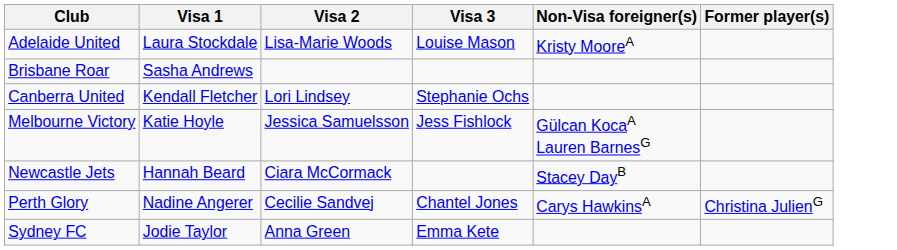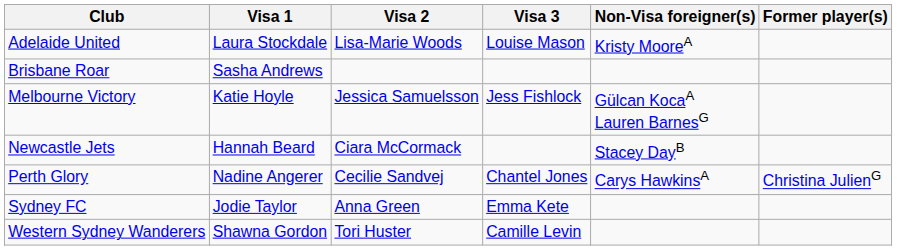- row: (66, 96)
+ row: (107, 232)
